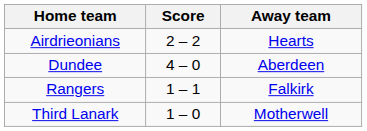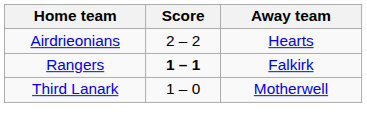- row: (75, 65)
(183, 89) normal -> (183, 65) bold
